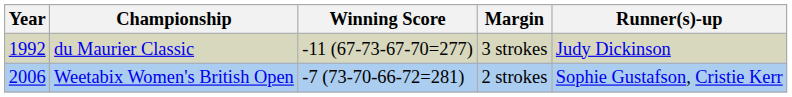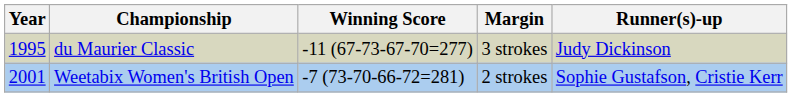(27, 48) 1992 -> (27, 48) 1995
(27, 77) 2006 -> (27, 77) 2001
